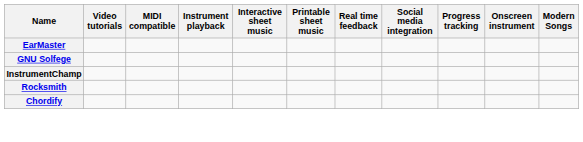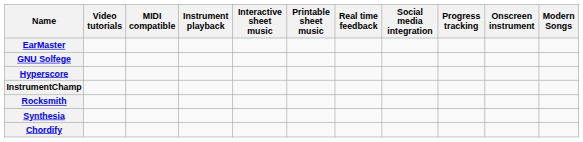+ row: (44, 74)
+ row: (44, 116)
